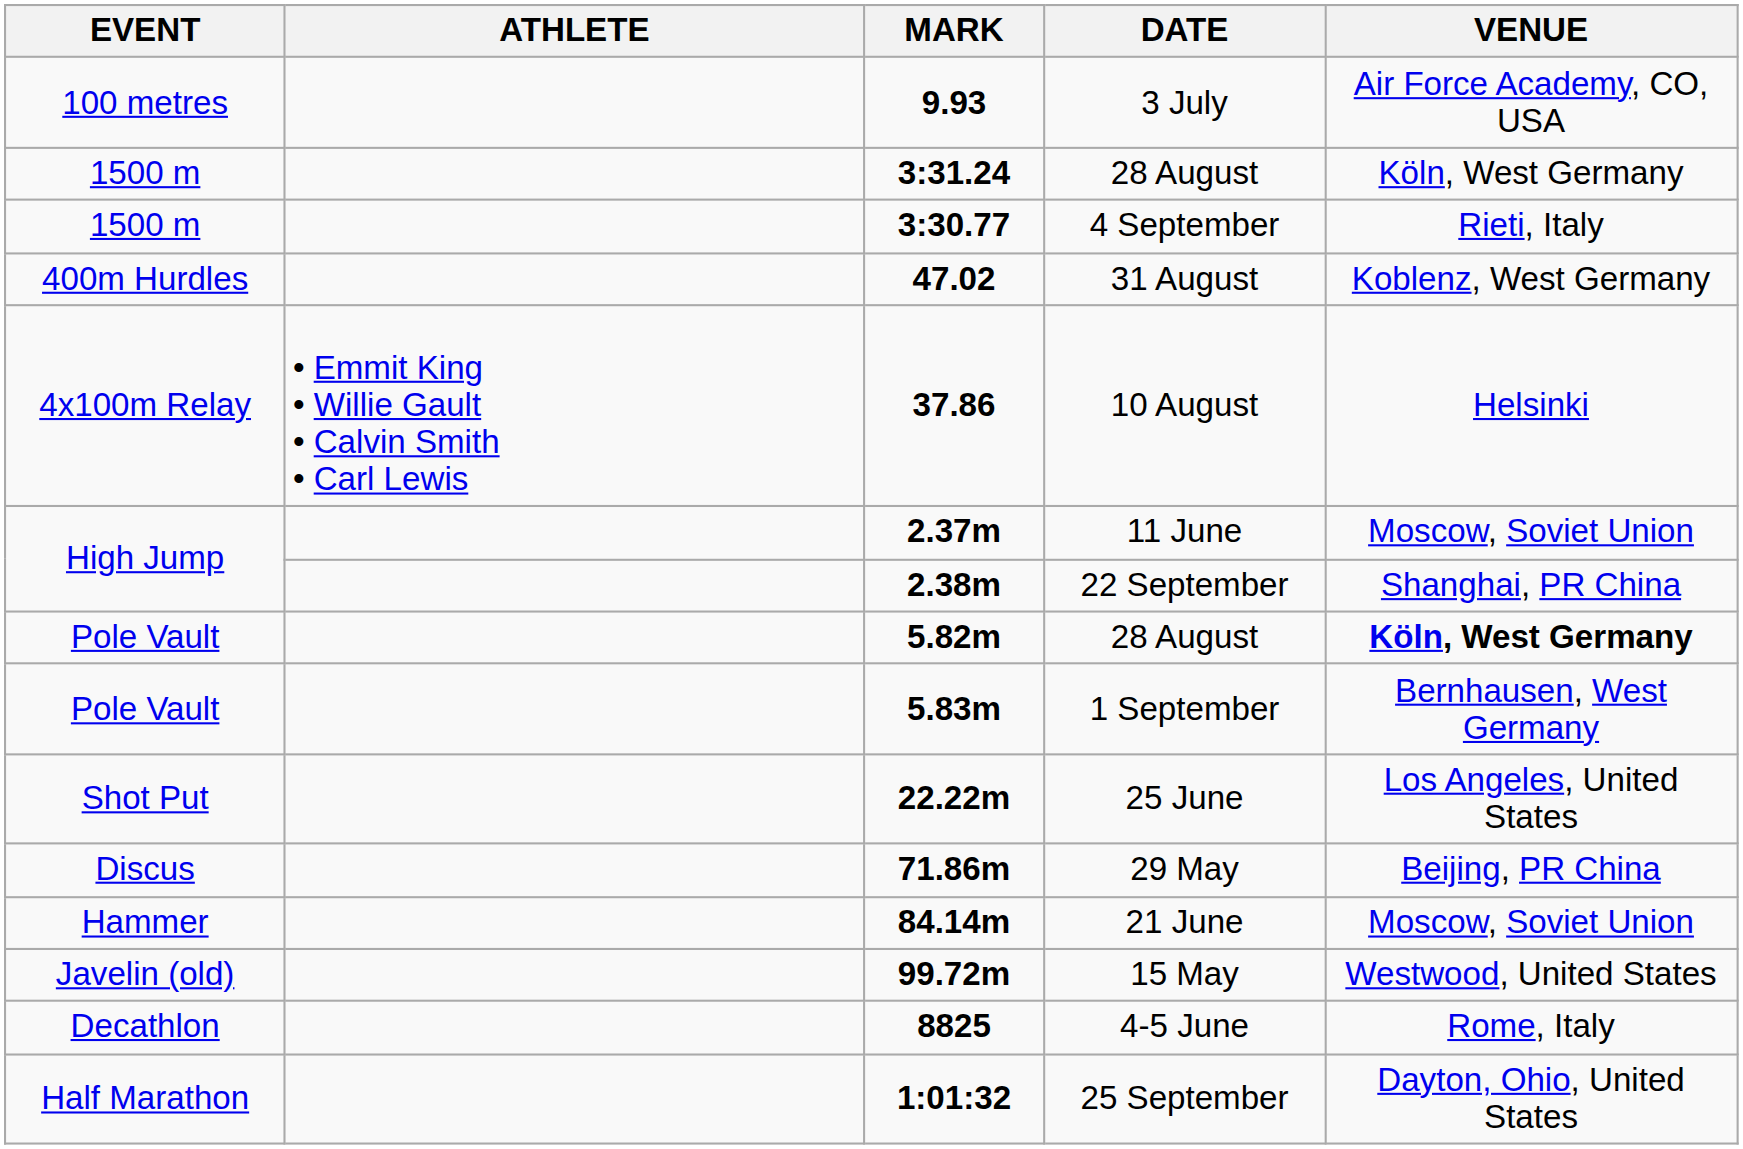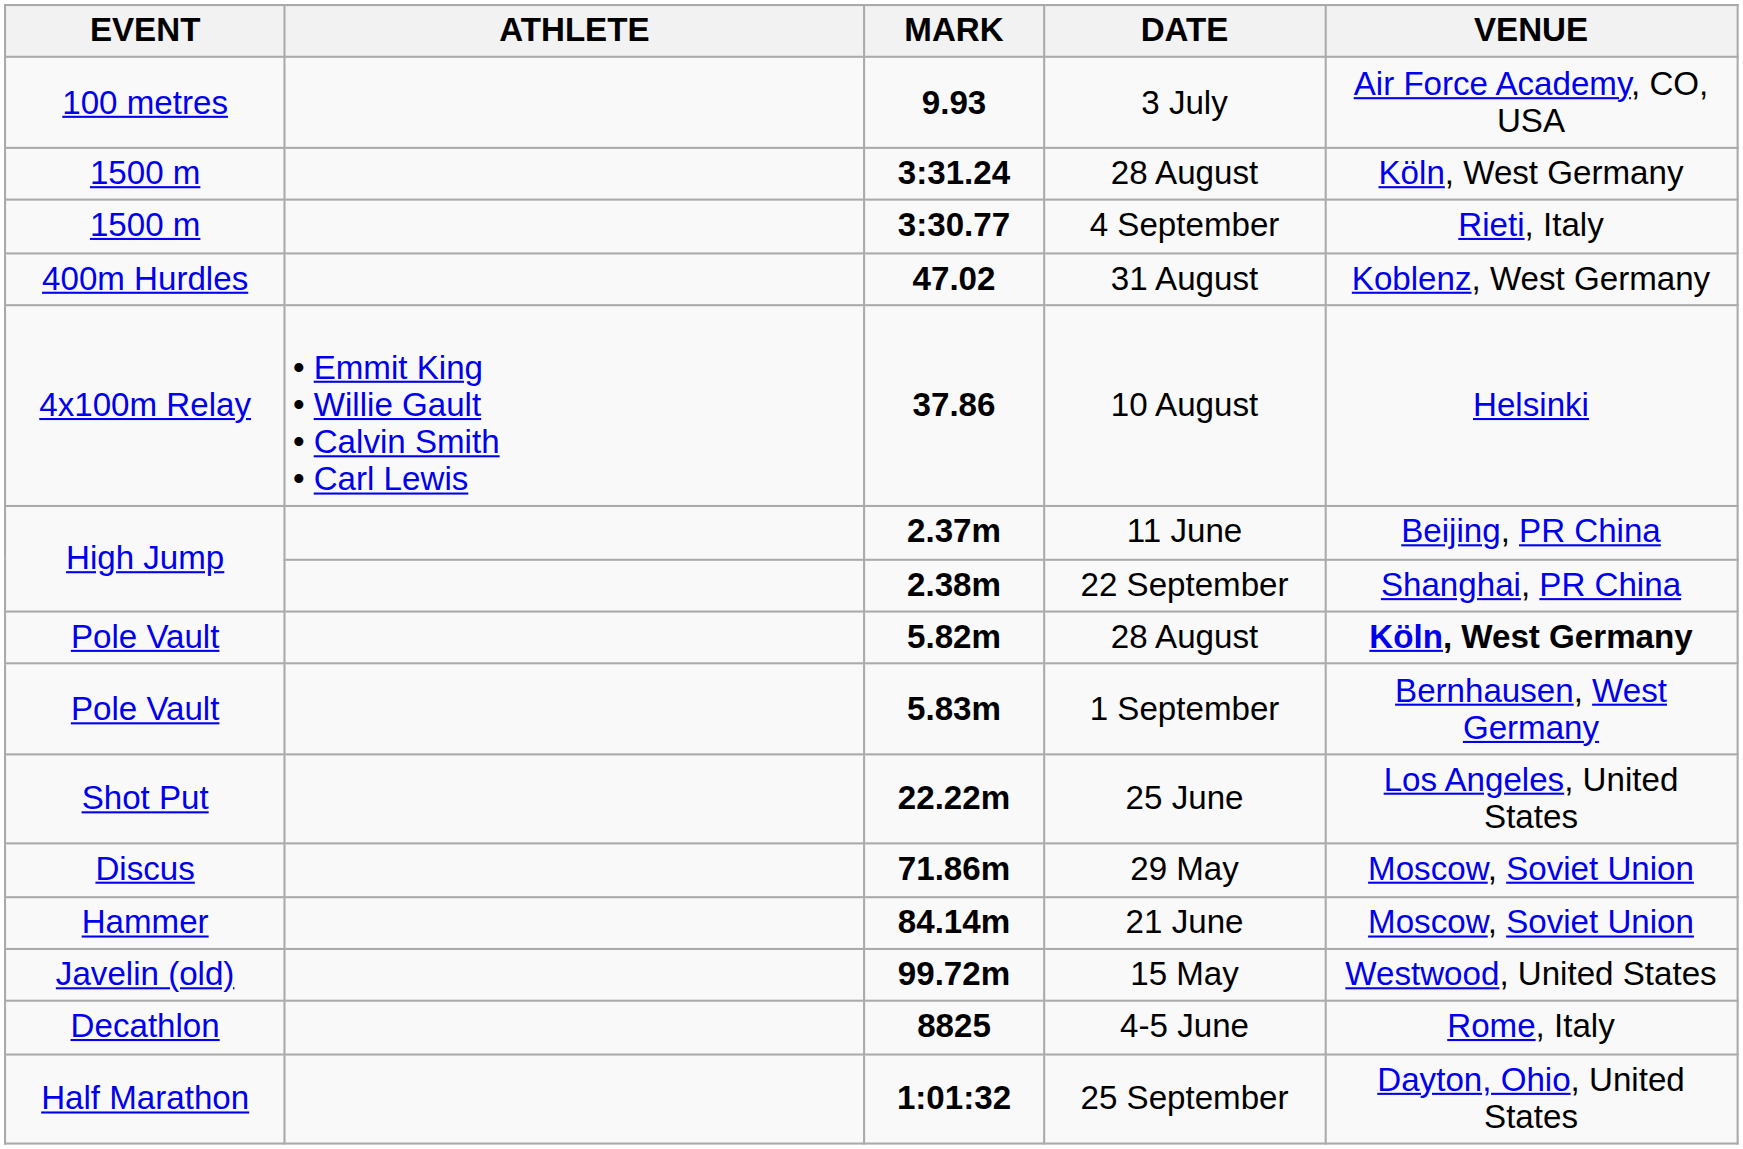(1531, 532) Moscow, Soviet Union -> (1531, 532) Beijing, PR China
(1531, 869) Beijing, PR China -> (1531, 869) Moscow, Soviet Union
